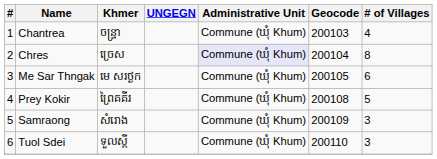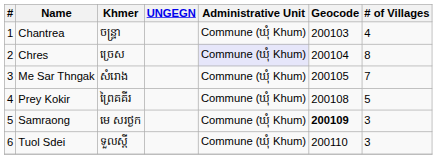(121, 76) មេ សរថ្ងក -> (114, 76) សំរោង
(367, 77) 6 -> (367, 77) 7
(114, 120) សំរោង -> (121, 120) មេ សរថ្ងក
(330, 121) normal -> (330, 121) bold
